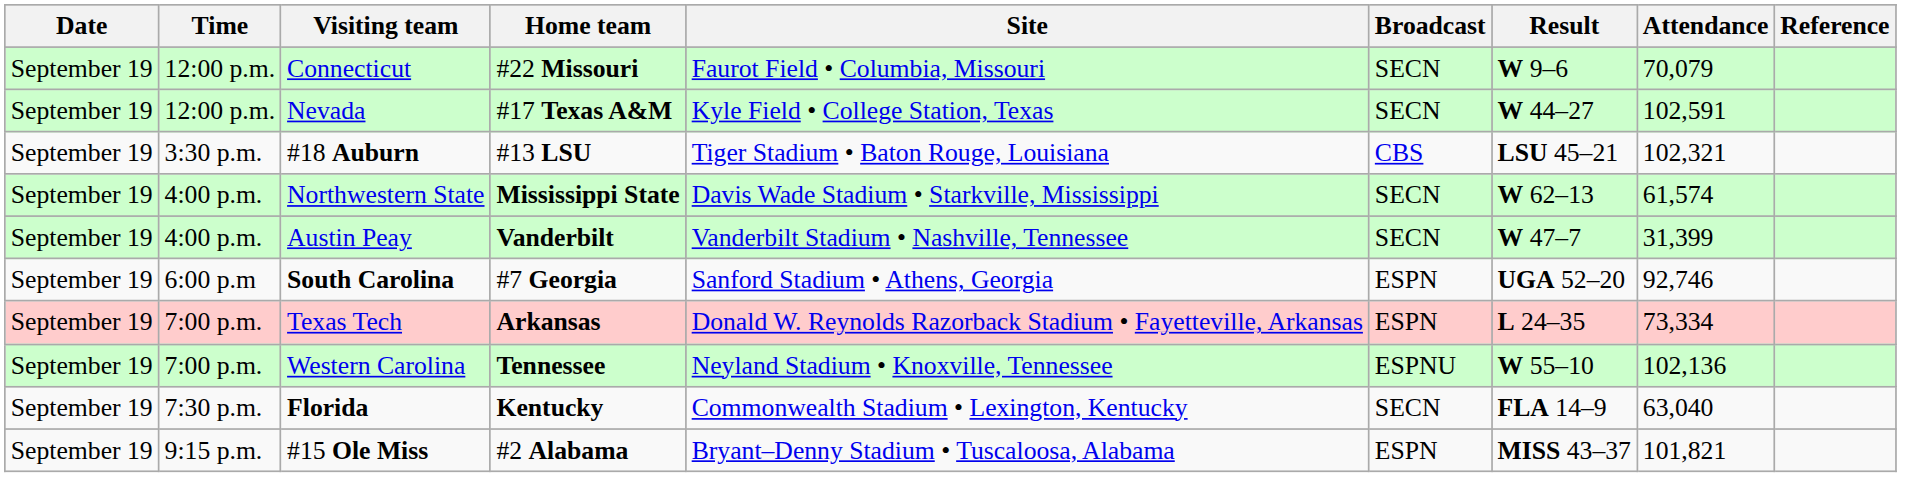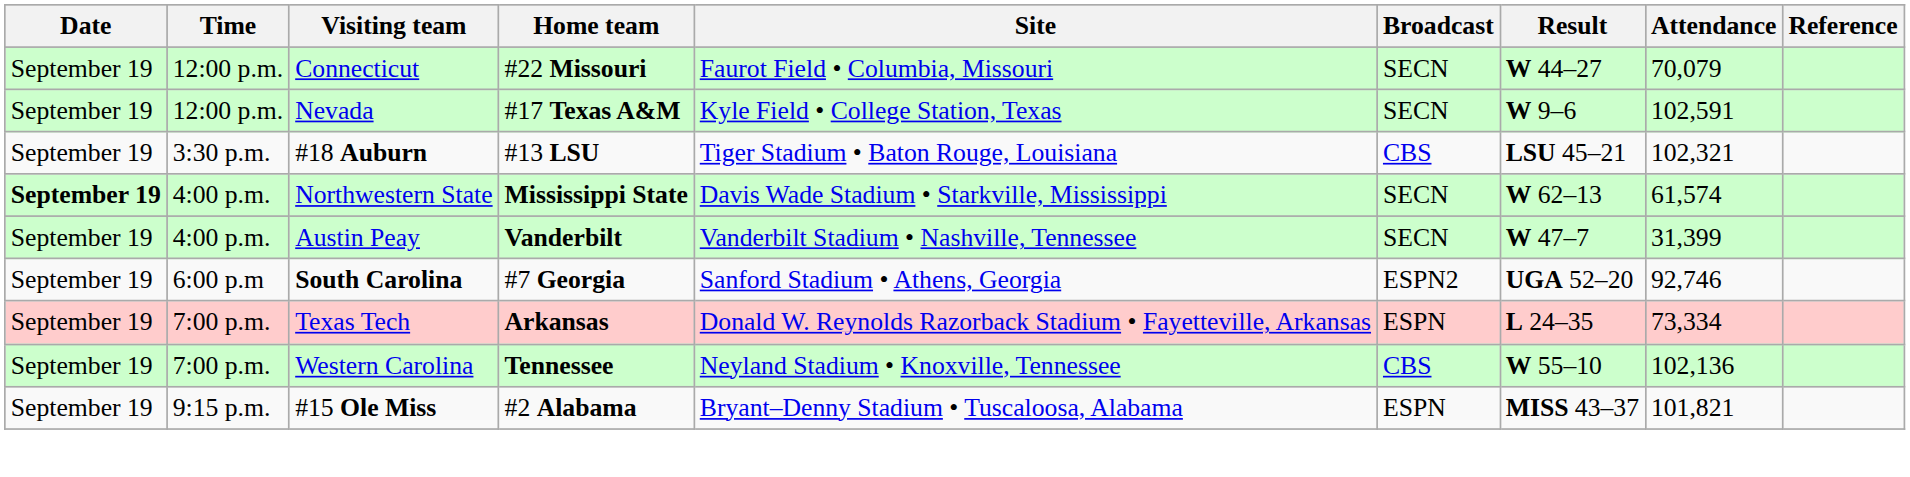(1533, 68) W 9–6 -> (1554, 68) W 44–27
(1546, 110) W 44–27 -> (1541, 110) W 9–6
(82, 195) normal -> (86, 195) bold
(1406, 279) ESPN -> (1421, 279) ESPN2
(1416, 364) ESPNU -> (1407, 364) CBS
- row: (328, 407)
